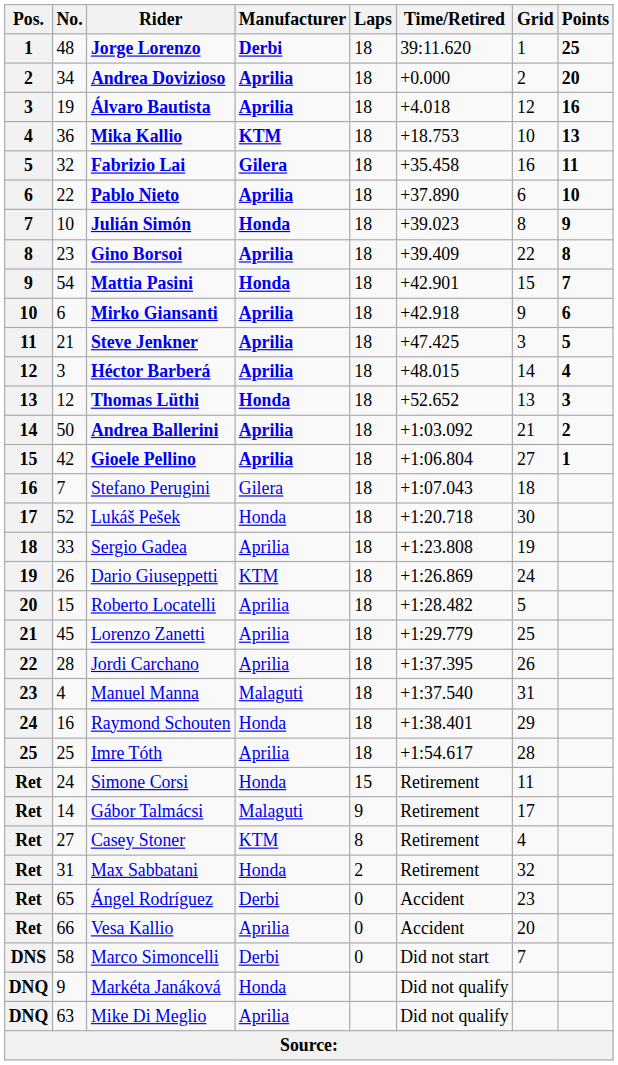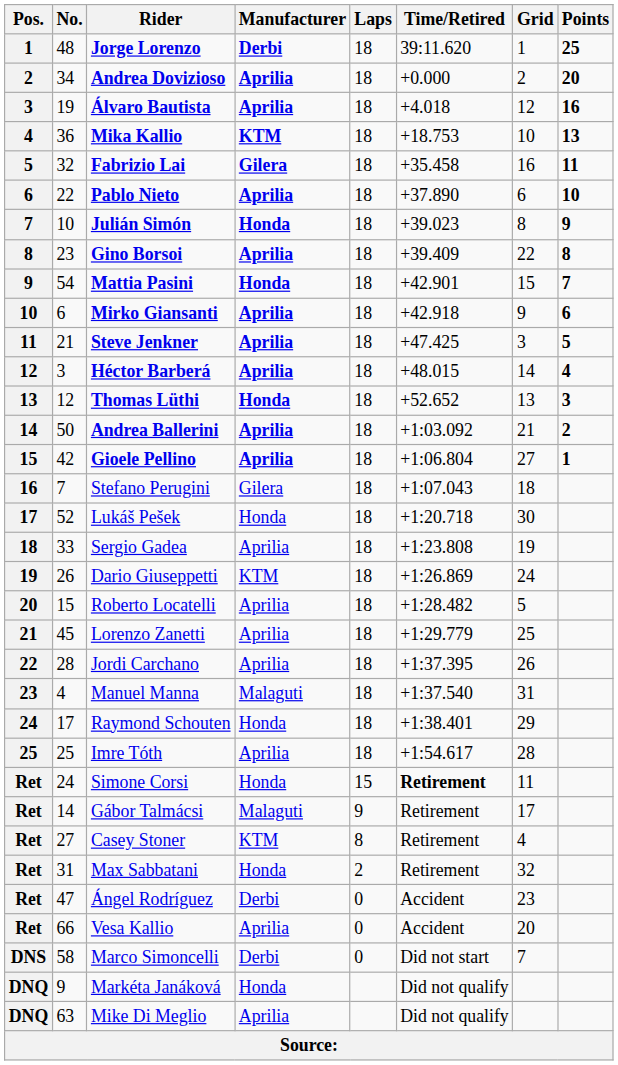(65, 723) 16 -> (65, 723) 17
(440, 781) normal -> (443, 781) bold
(65, 899) 65 -> (65, 899) 47
